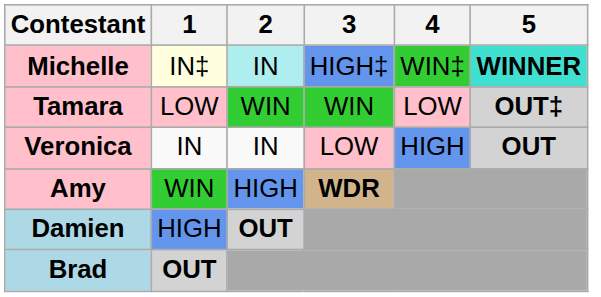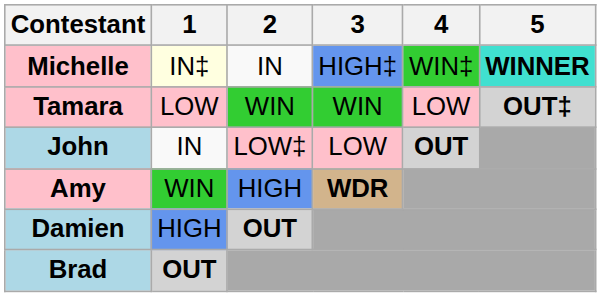(266, 65) paleturquoise background -> (270, 65) no background
- row: (78, 147)
+ row: (78, 147)
